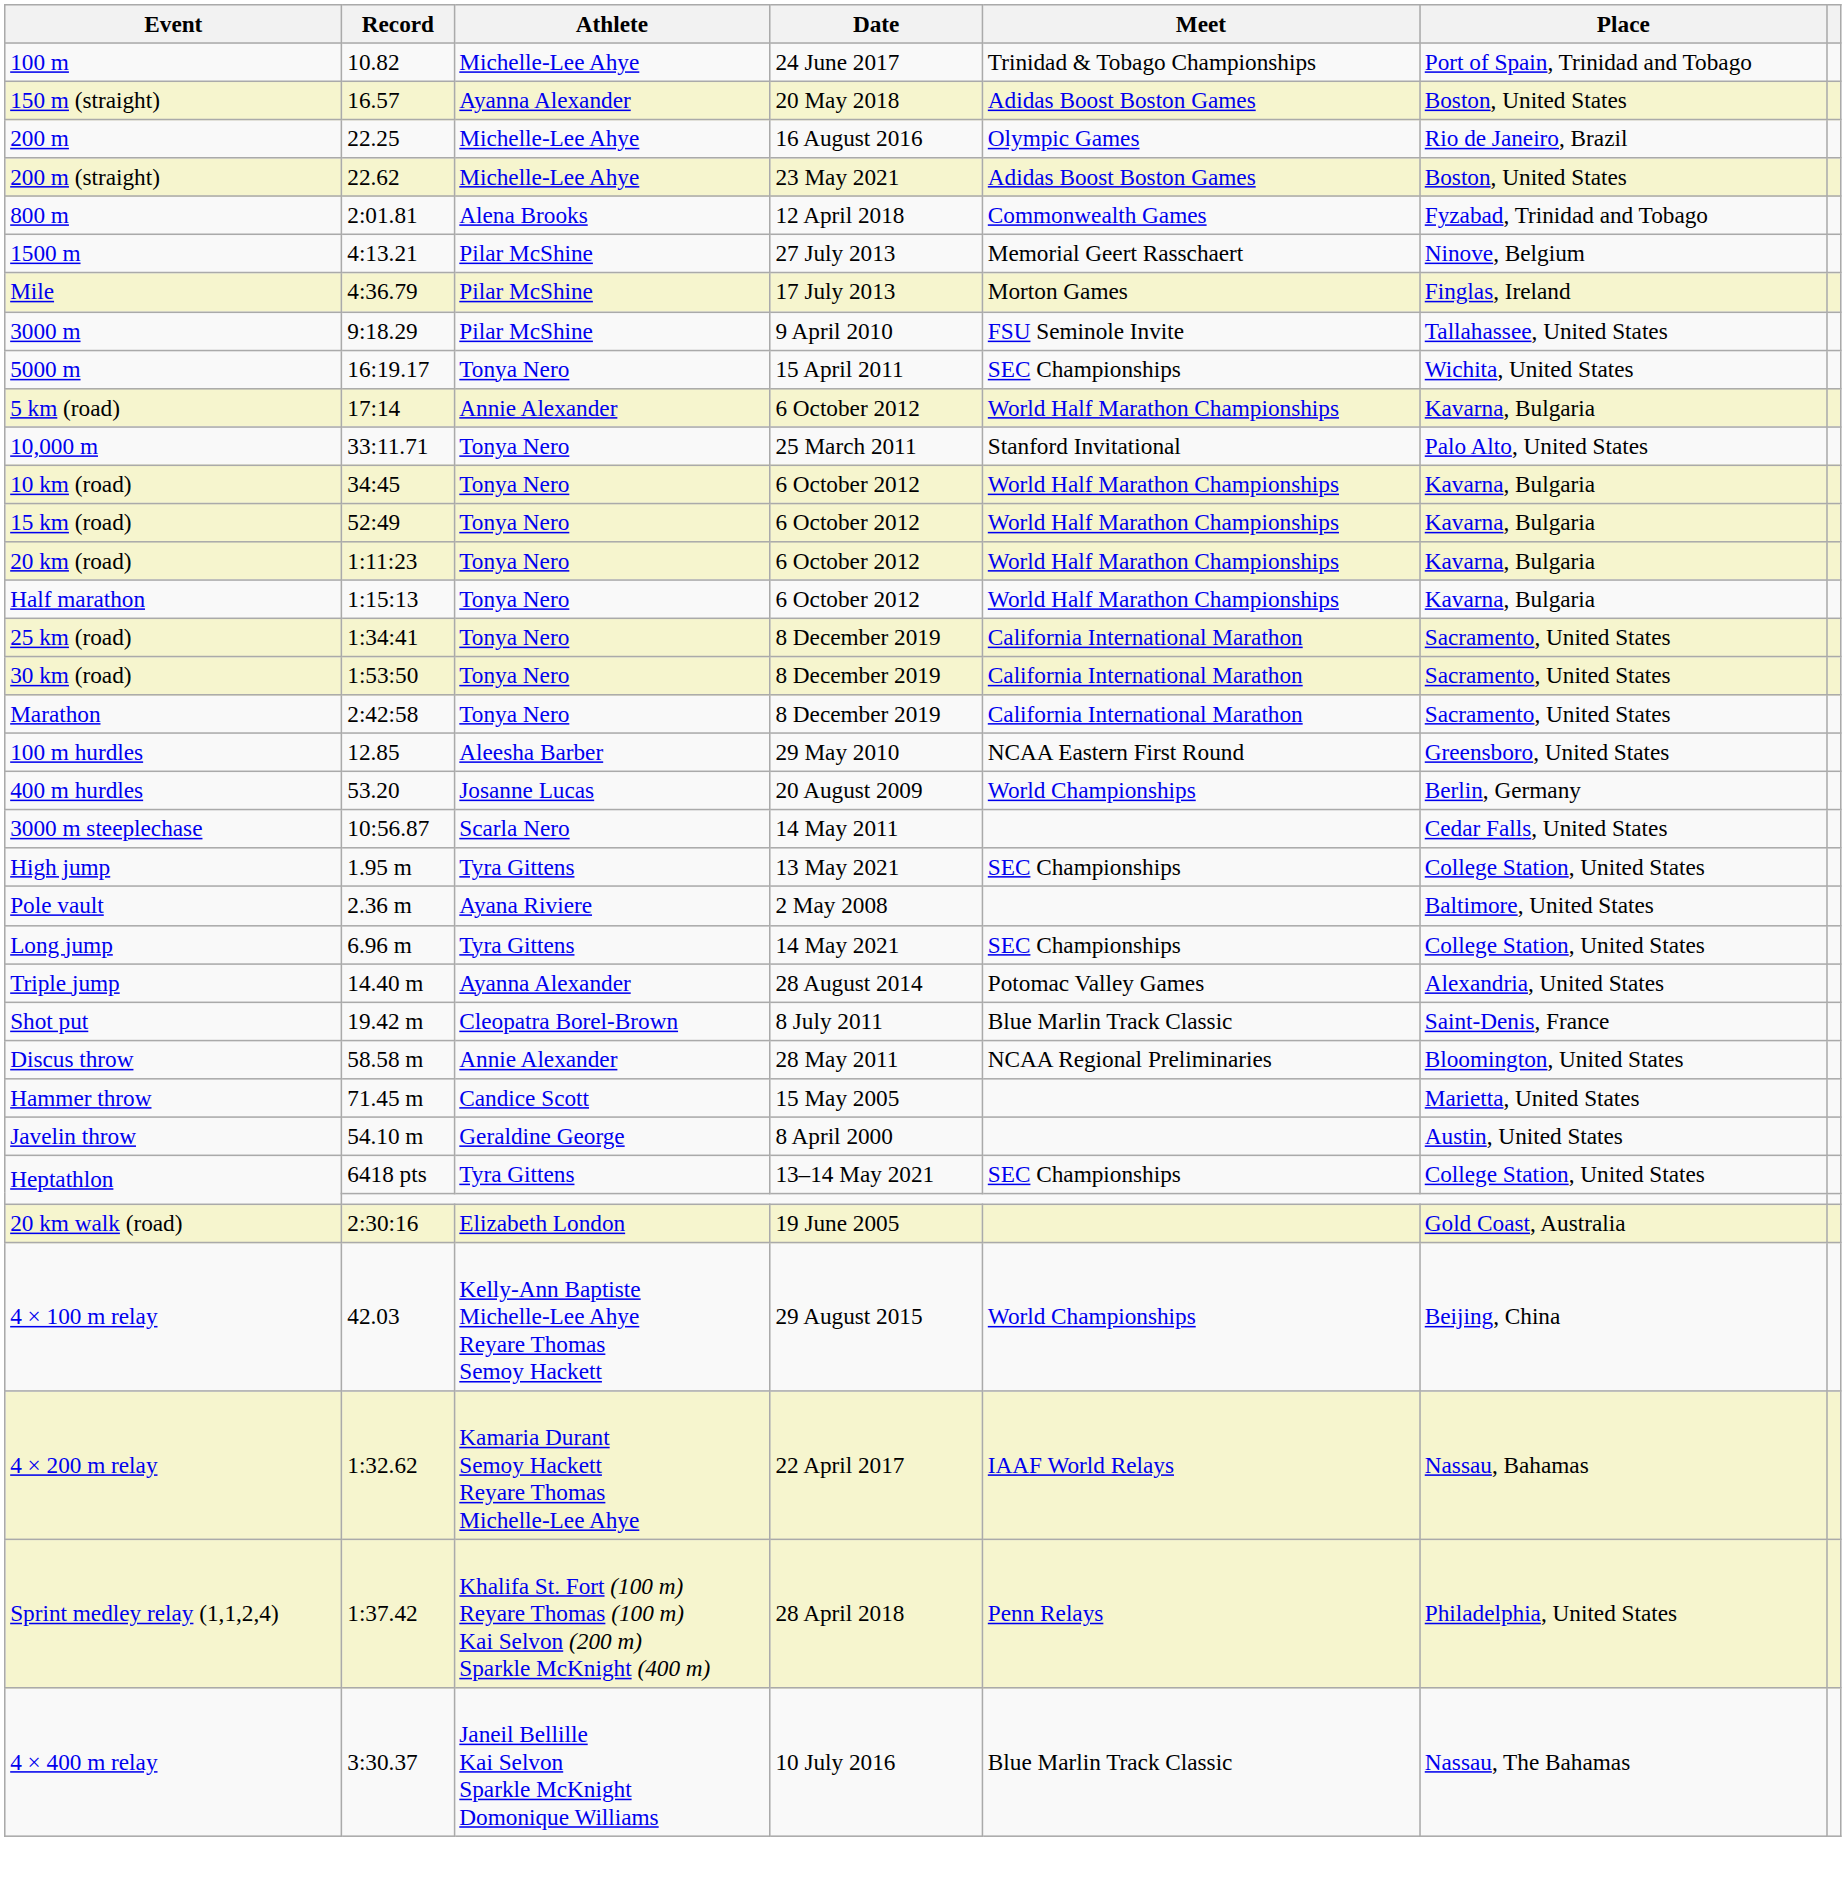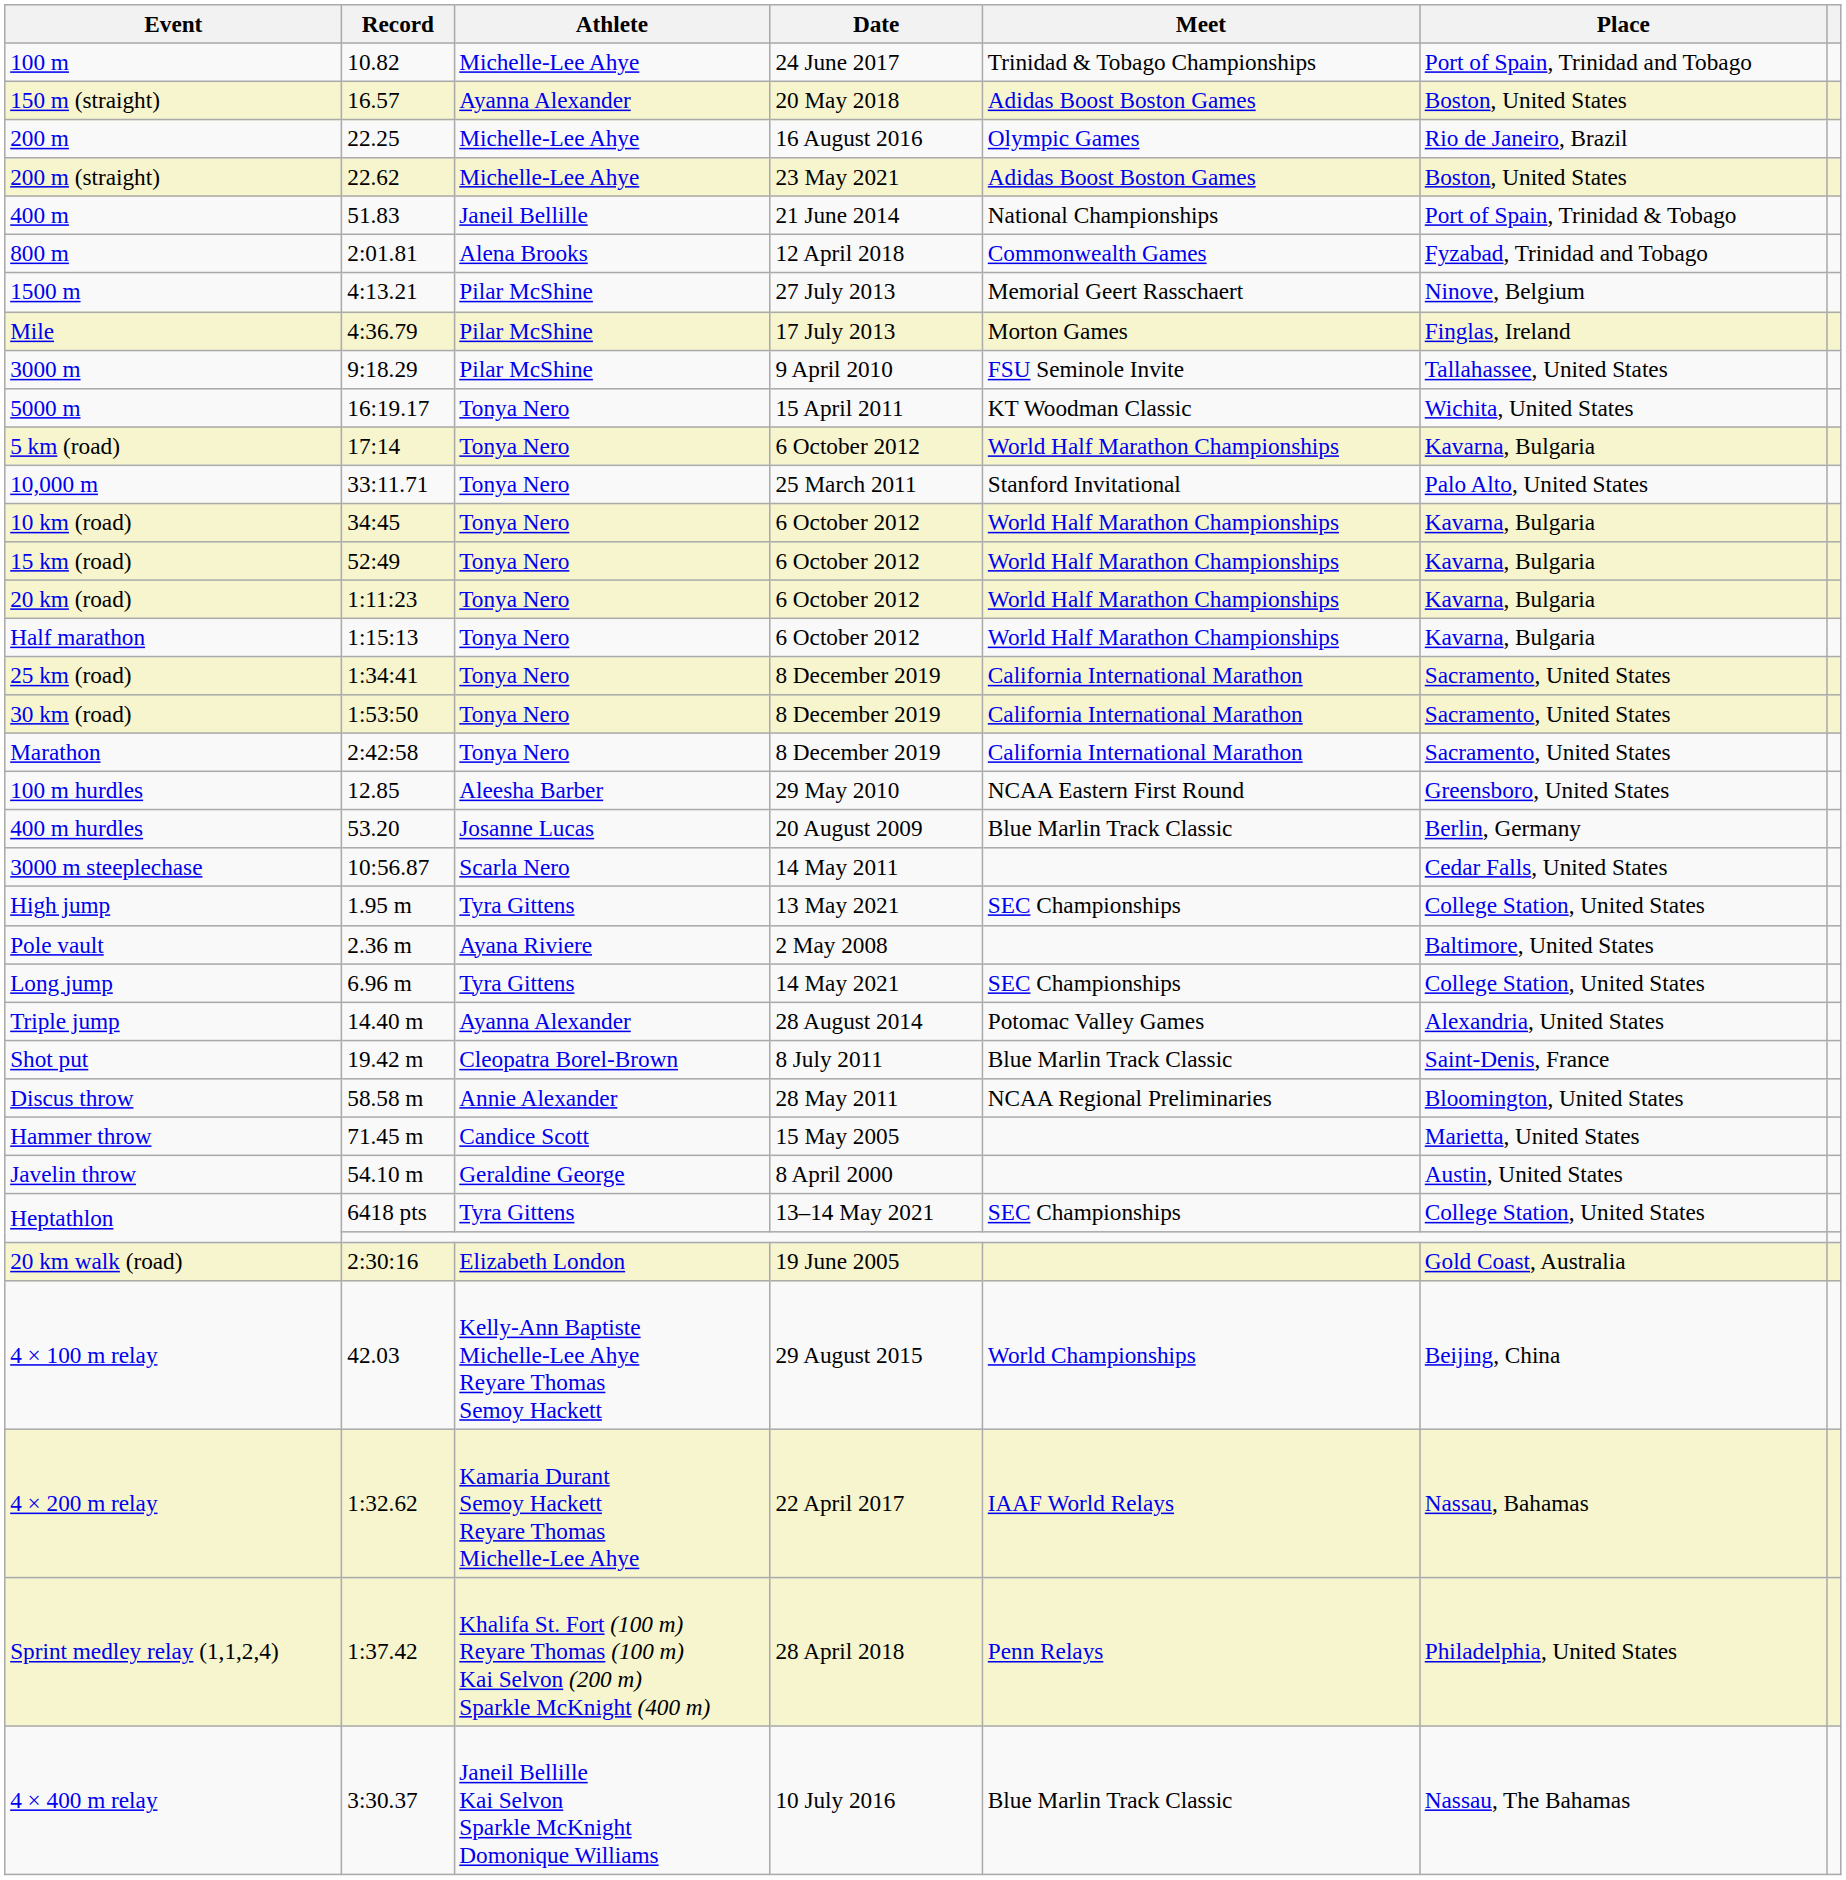+ row: (40, 215)
(1084, 368) SEC Championships -> (1090, 407) KT Woodman Classic
(538, 407) Annie Alexander -> (514, 445) Tonya Nero
(1092, 790) World Championships -> (1110, 829) Blue Marlin Track Classic
